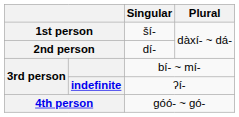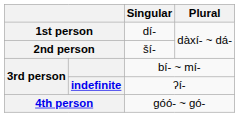(149, 31) ší- -> (149, 31) dí-
(149, 49) dí- -> (149, 49) ší-
